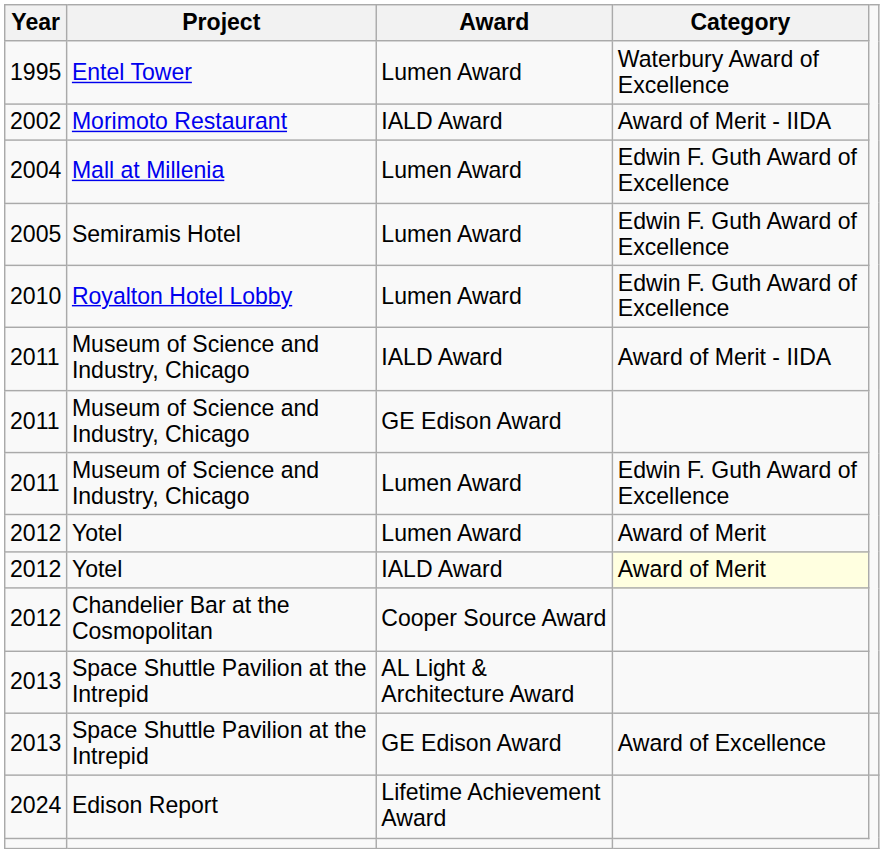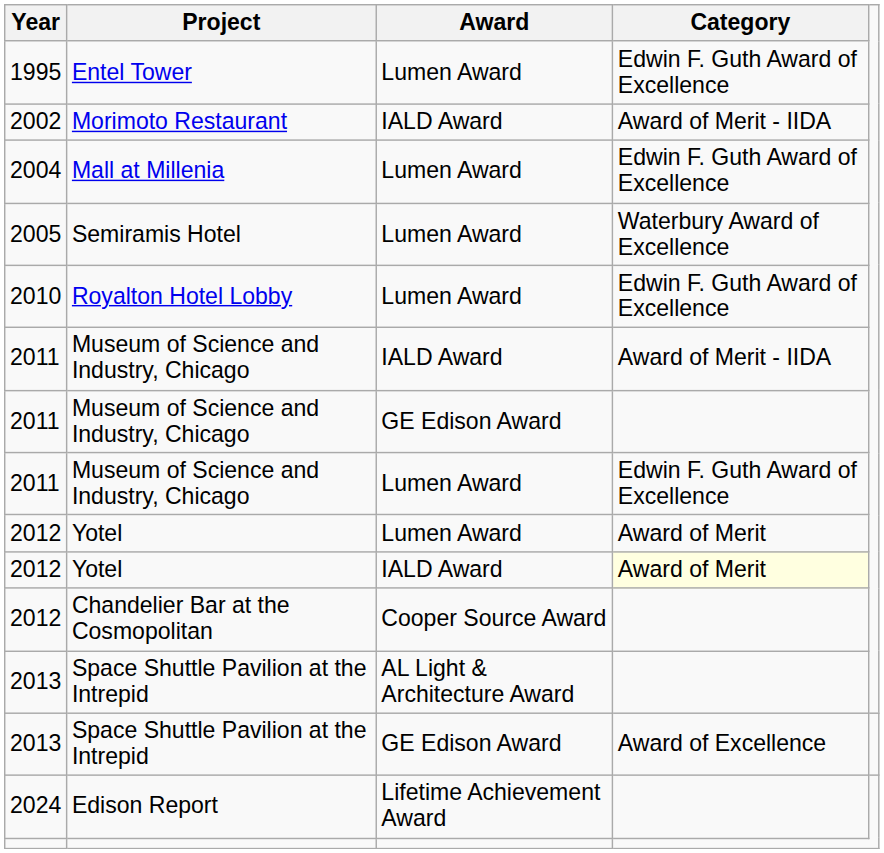(718, 72) Waterbury Award of Excellence -> (737, 72) Edwin F. Guth Award of Excellence
(737, 233) Edwin F. Guth Award of Excellence -> (718, 233) Waterbury Award of Excellence
